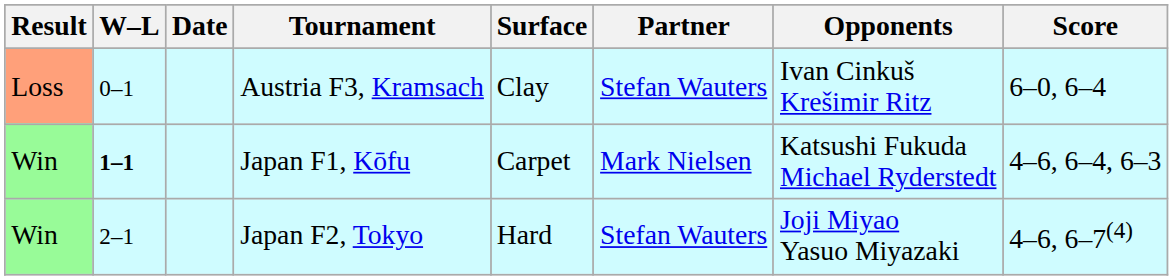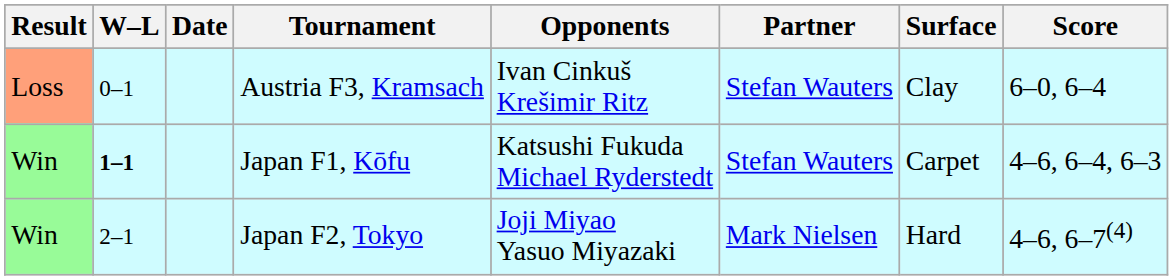columns swapped: (542, 26) <-> (888, 26)
(676, 160) Mark Nielsen -> (809, 160) Stefan Wauters
(684, 235) Stefan Wauters -> (802, 235) Mark Nielsen
